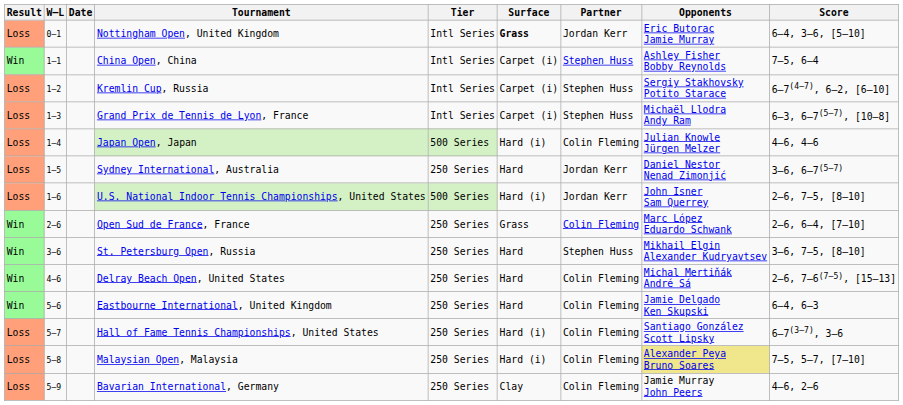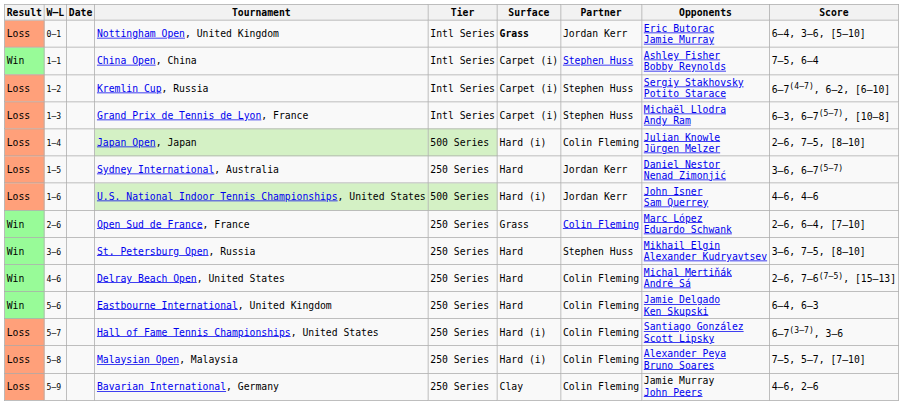(795, 142) 4–6, 4–6 -> (819, 142) 2–6, 7–5, [8–10]
(819, 197) 2–6, 7–5, [8–10] -> (795, 197) 4–6, 4–6
(685, 360) khaki background -> (685, 360) no background
